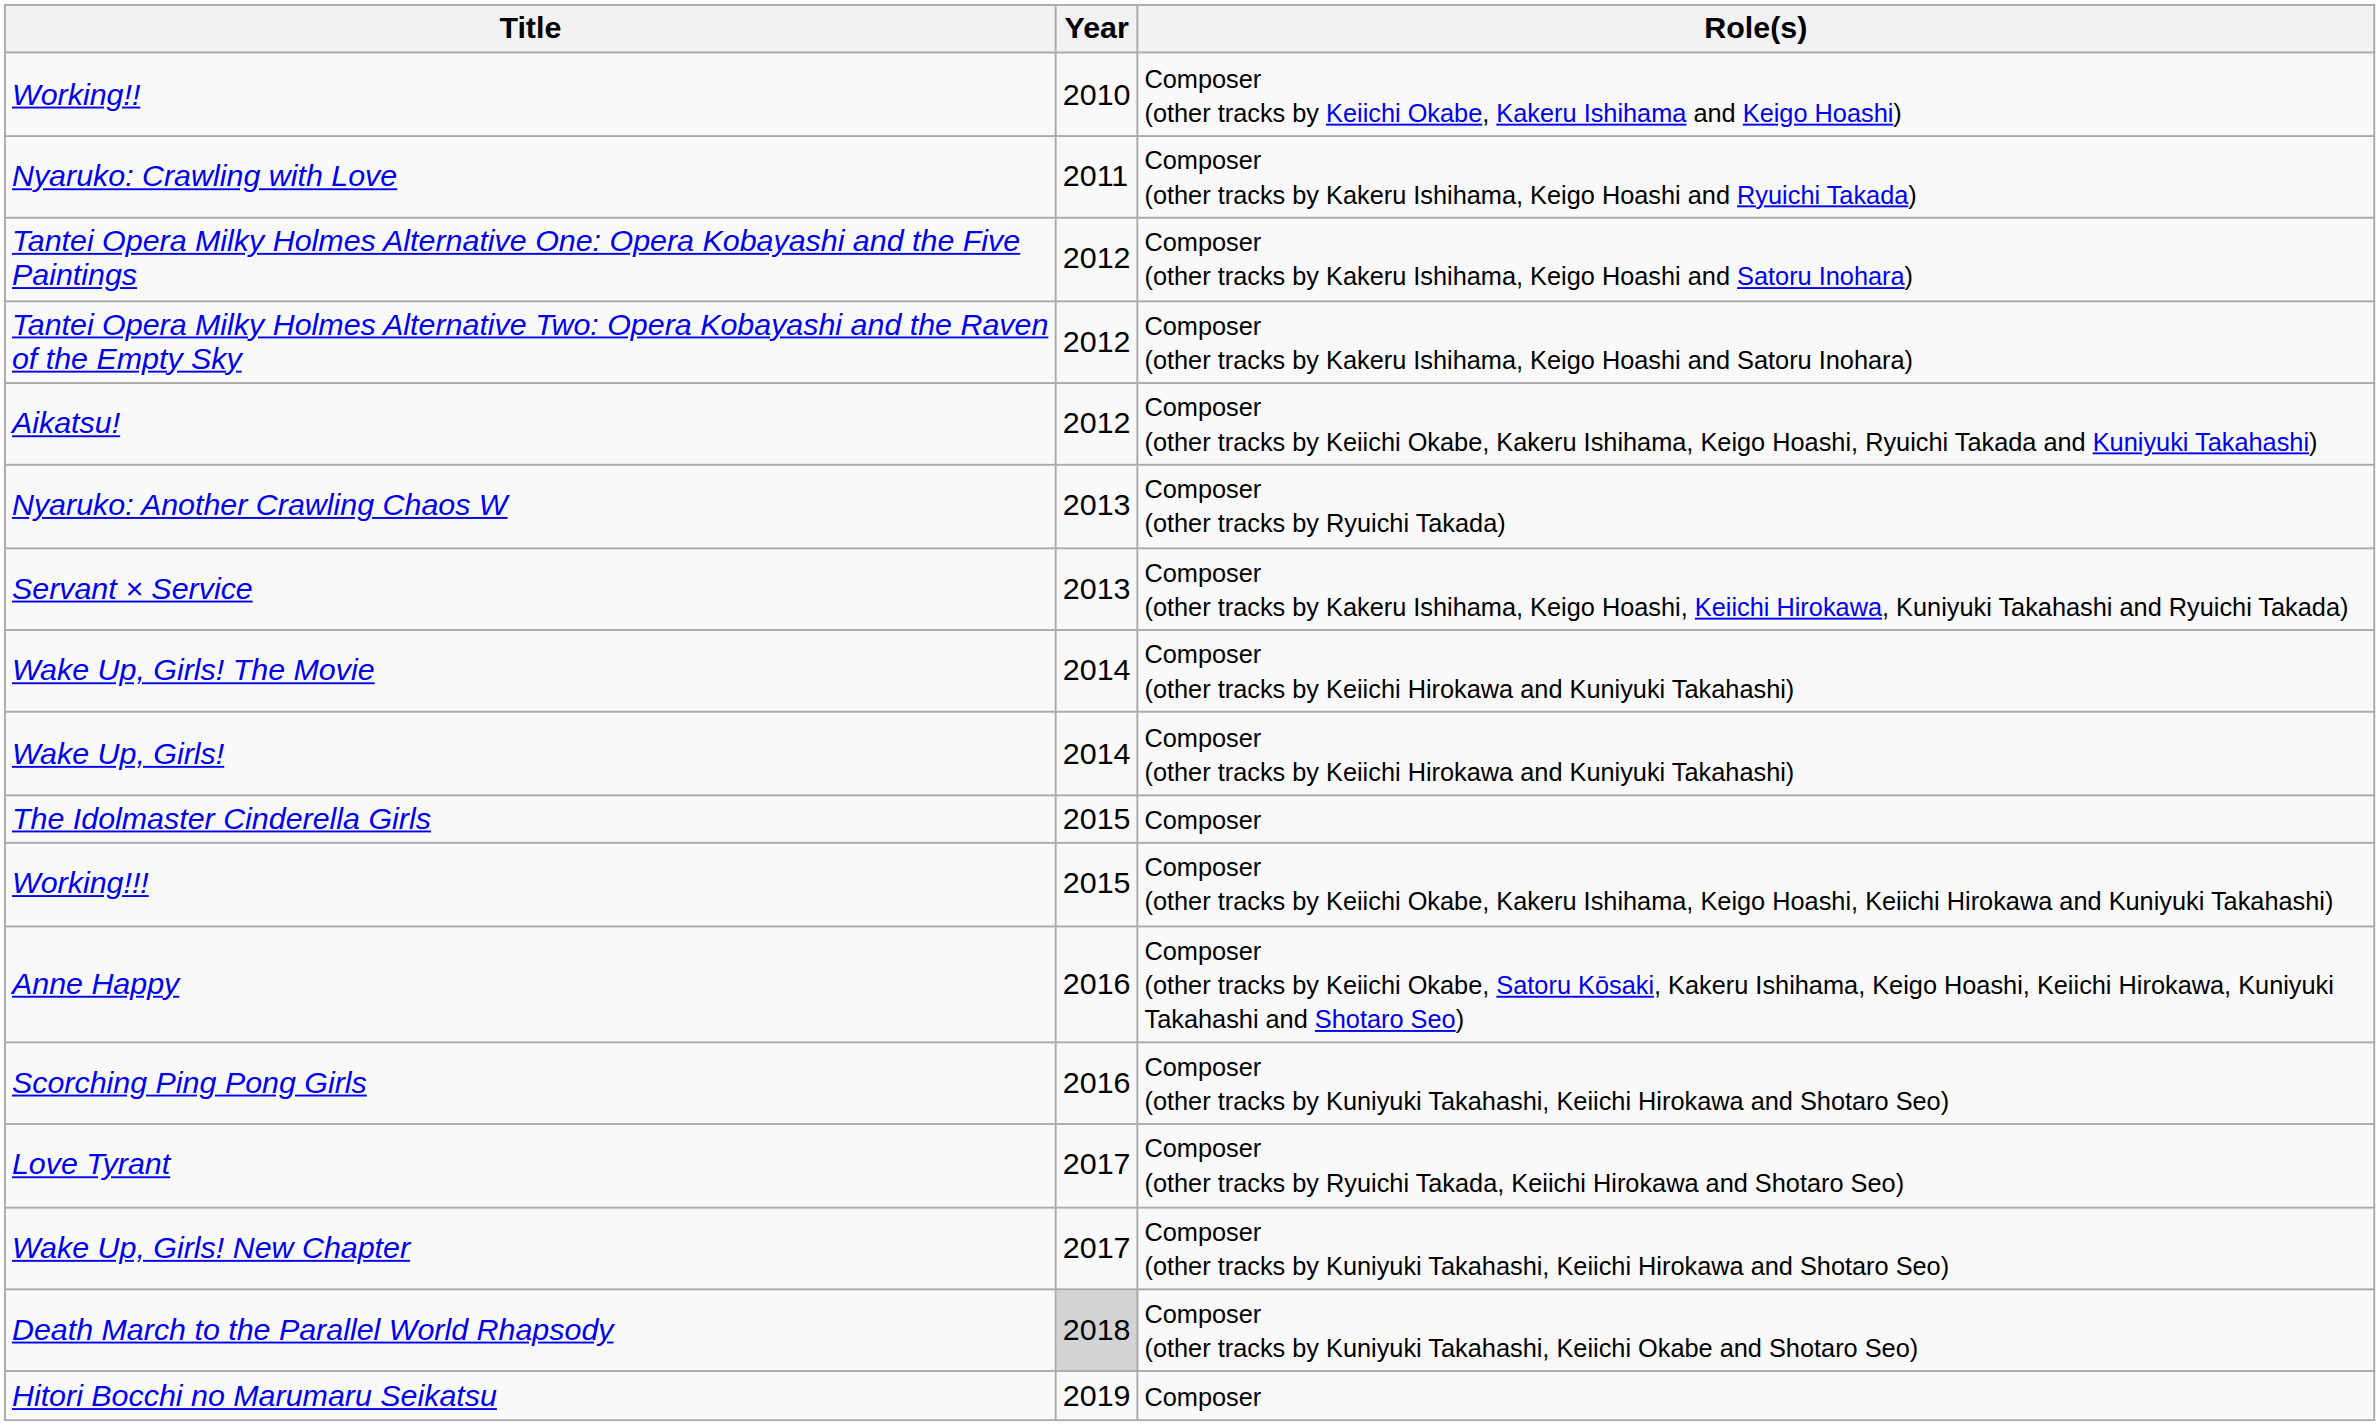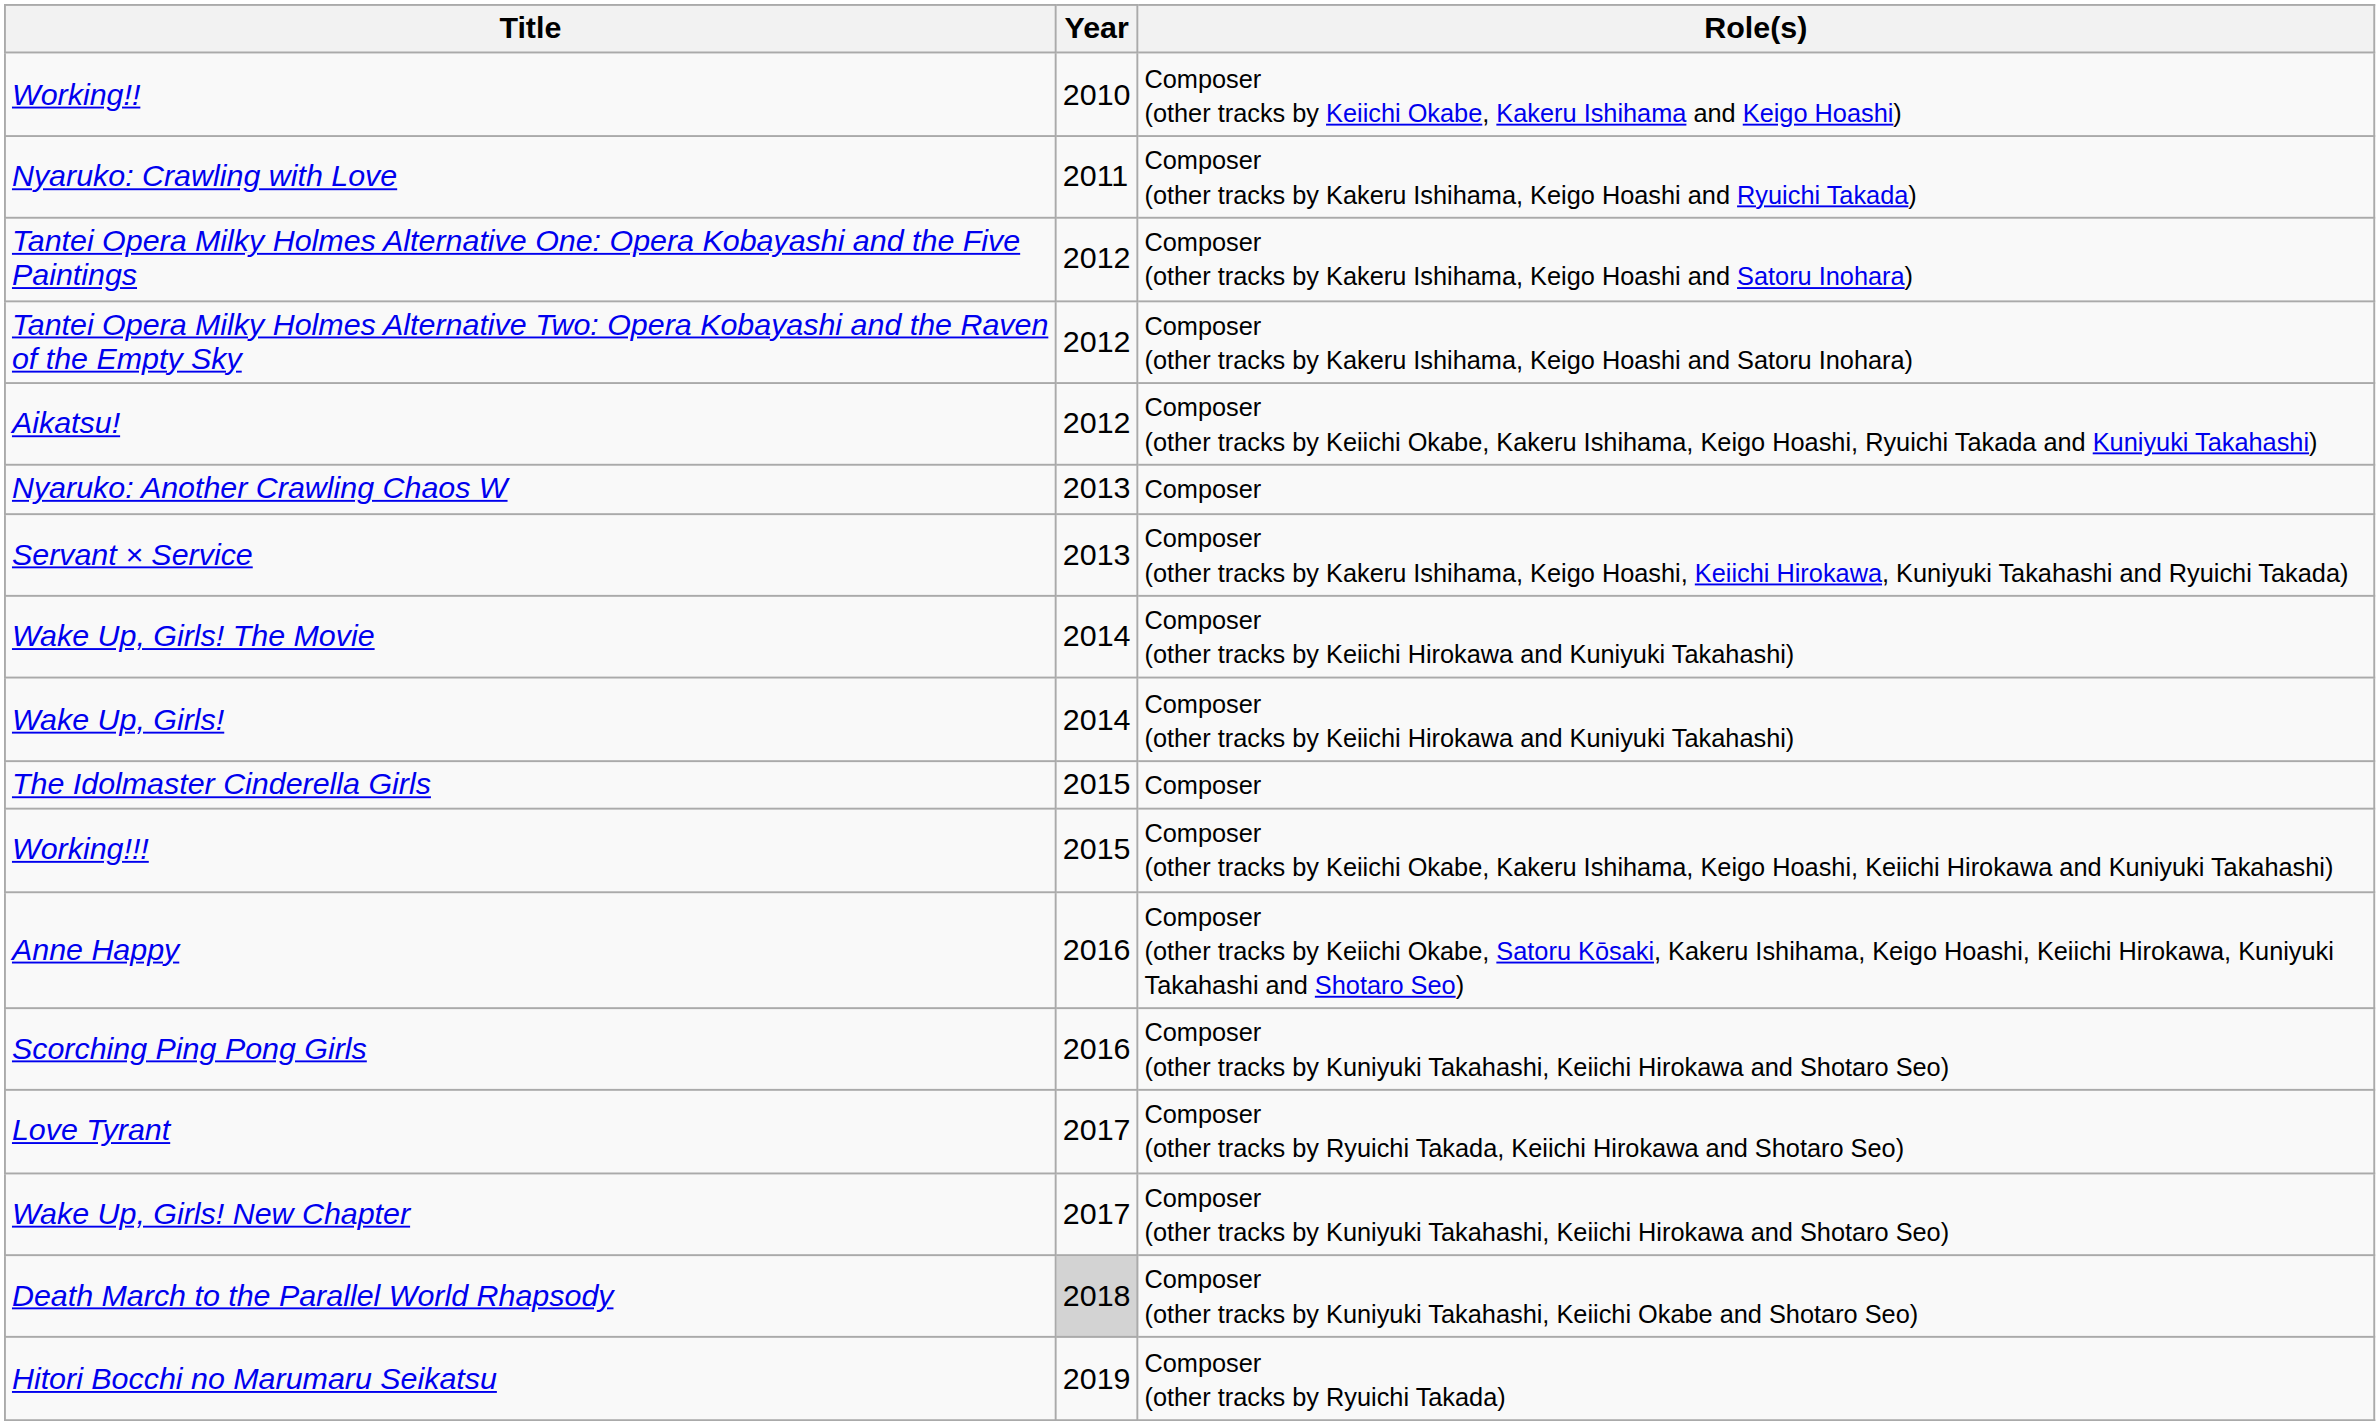(1325, 507) Composer (other tracks by Ryuichi Takada) -> (1203, 490) Composer
(1203, 1397) Composer -> (1325, 1380) Composer (other tracks by Ryuichi Takada)
